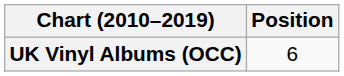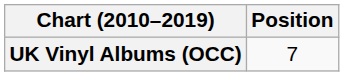(292, 53) 6 -> (292, 53) 7
